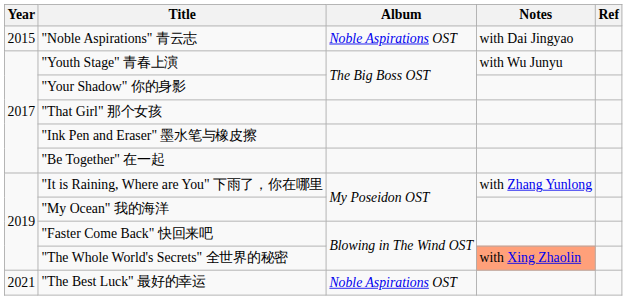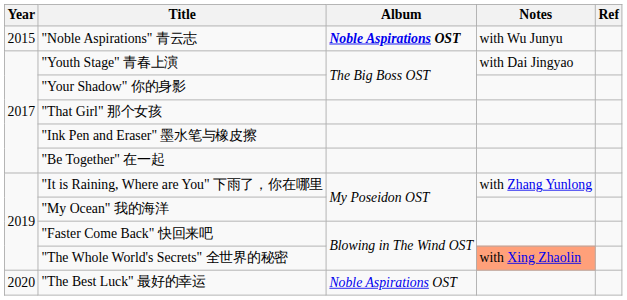(393, 38) normal -> (395, 38) bold
(526, 38) with Dai Jingyao -> (521, 38) with Wu Junyu
(521, 62) with Wu Junyu -> (526, 62) with Dai Jingyao
(21, 282) 2021 -> (21, 282) 2020
